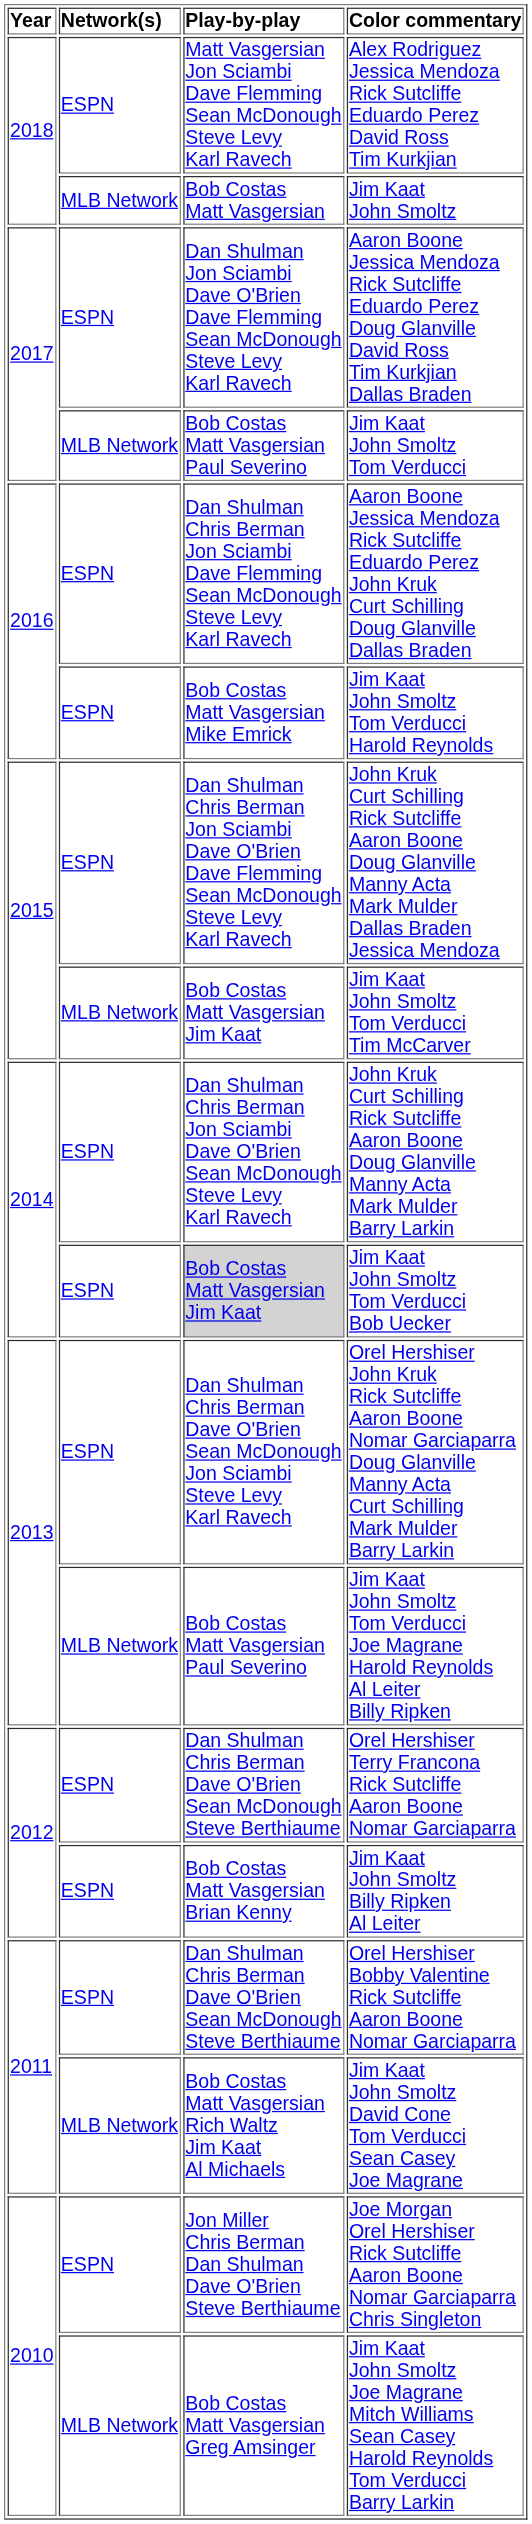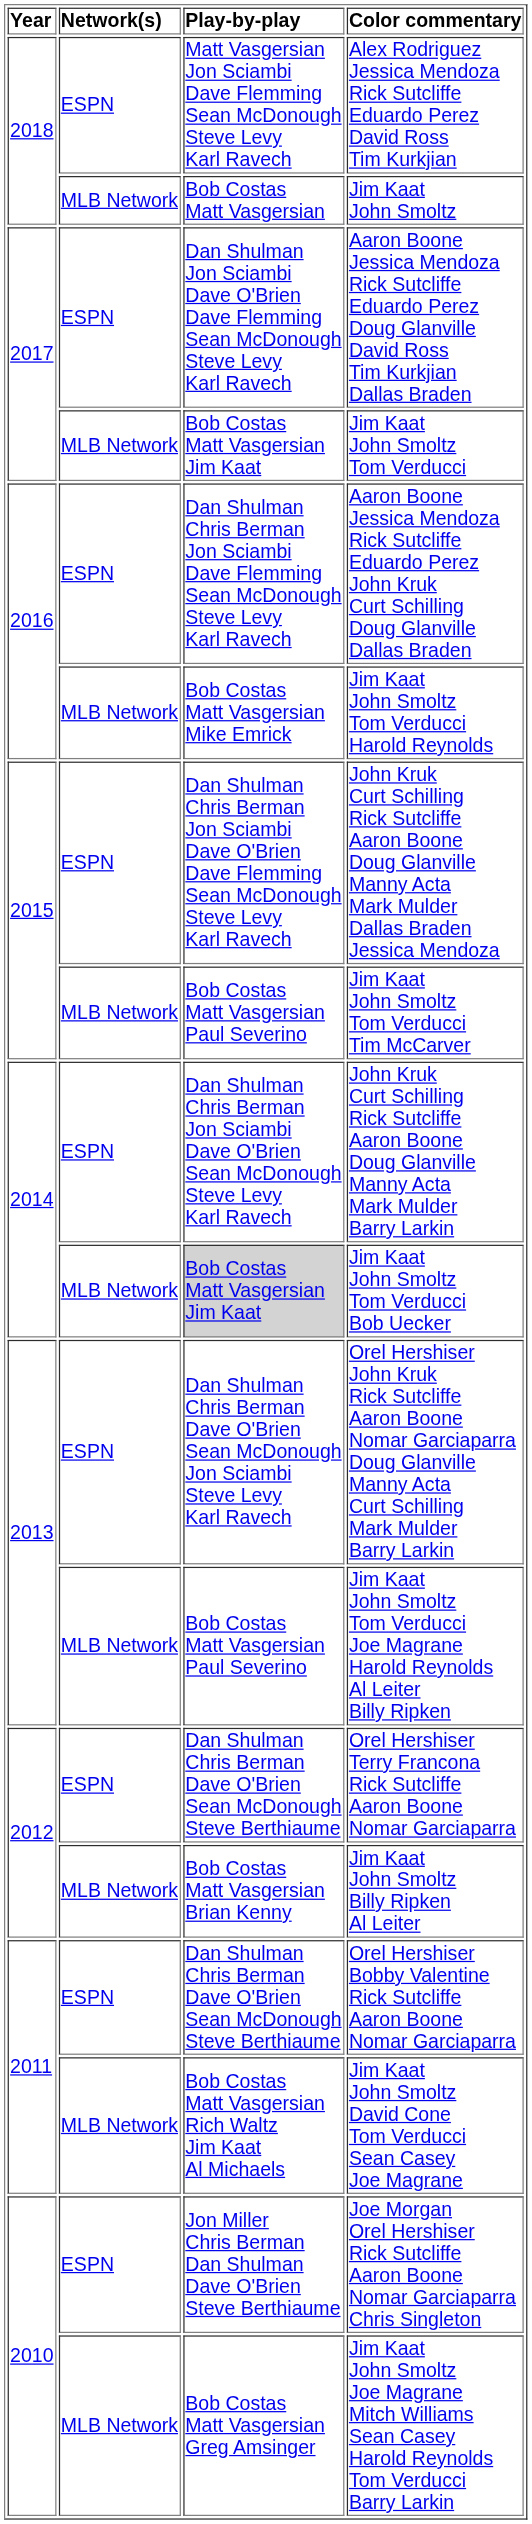(255, 445) Bob Costas Matt Vasgersian Paul Severino -> (255, 445) Bob Costas Matt Vasgersian Jim Kaat
(87, 712) ESPN -> (119, 712) MLB Network
(255, 1012) Bob Costas Matt Vasgersian Jim Kaat -> (255, 1012) Bob Costas Matt Vasgersian Paul Severino
(87, 1290) ESPN -> (119, 1290) MLB Network
(87, 1891) ESPN -> (119, 1891) MLB Network
